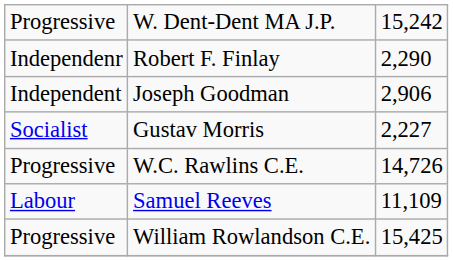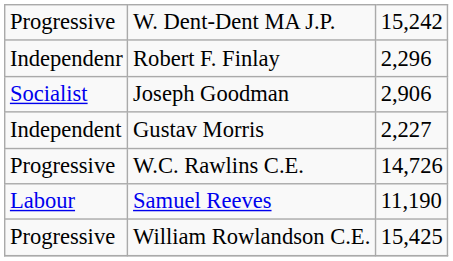(406, 58) 2,290 -> (406, 58) 2,296
(66, 93) Independent -> (49, 93) Socialist
(49, 129) Socialist -> (66, 129) Independent
(411, 201) 11,109 -> (411, 201) 11,190
